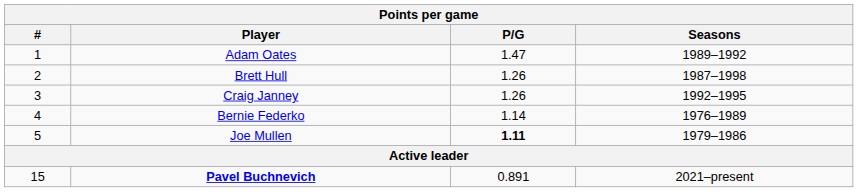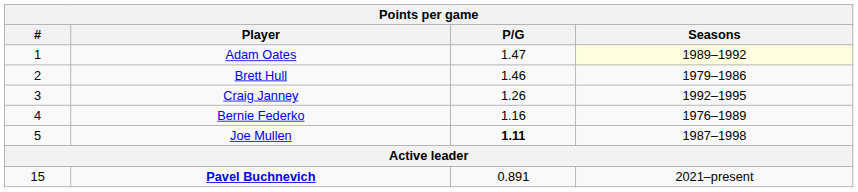(714, 55) no background -> (714, 55) lightyellow background
(513, 75) 1.26 -> (513, 75) 1.46
(714, 75) 1987–1998 -> (714, 75) 1979–1986
(513, 116) 1.14 -> (513, 116) 1.16
(714, 136) 1979–1986 -> (714, 136) 1987–1998
